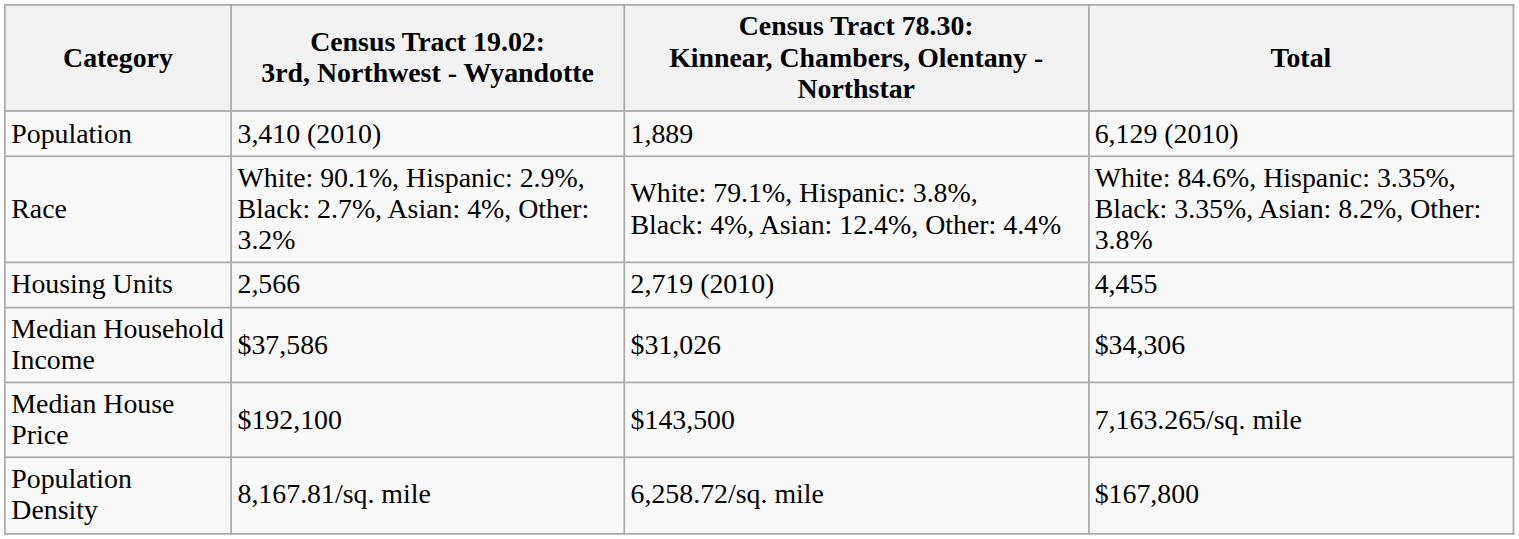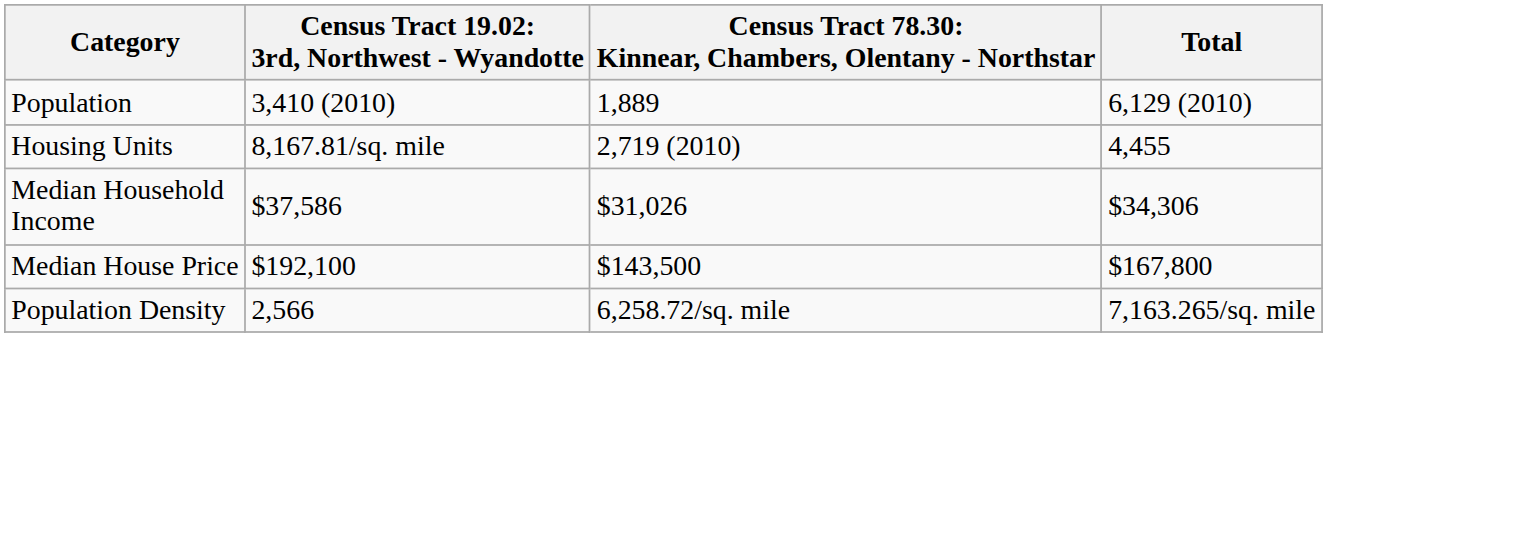- row: (39, 208)
(269, 284) 2,566 -> (348, 146) 8,167.81/sq. mile
(1198, 419) 7,163.265/sq. mile -> (1160, 265) $167,800
(334, 495) 8,167.81/sq. mile -> (283, 309) 2,566
(1147, 495) $167,800 -> (1212, 309) 7,163.265/sq. mile
